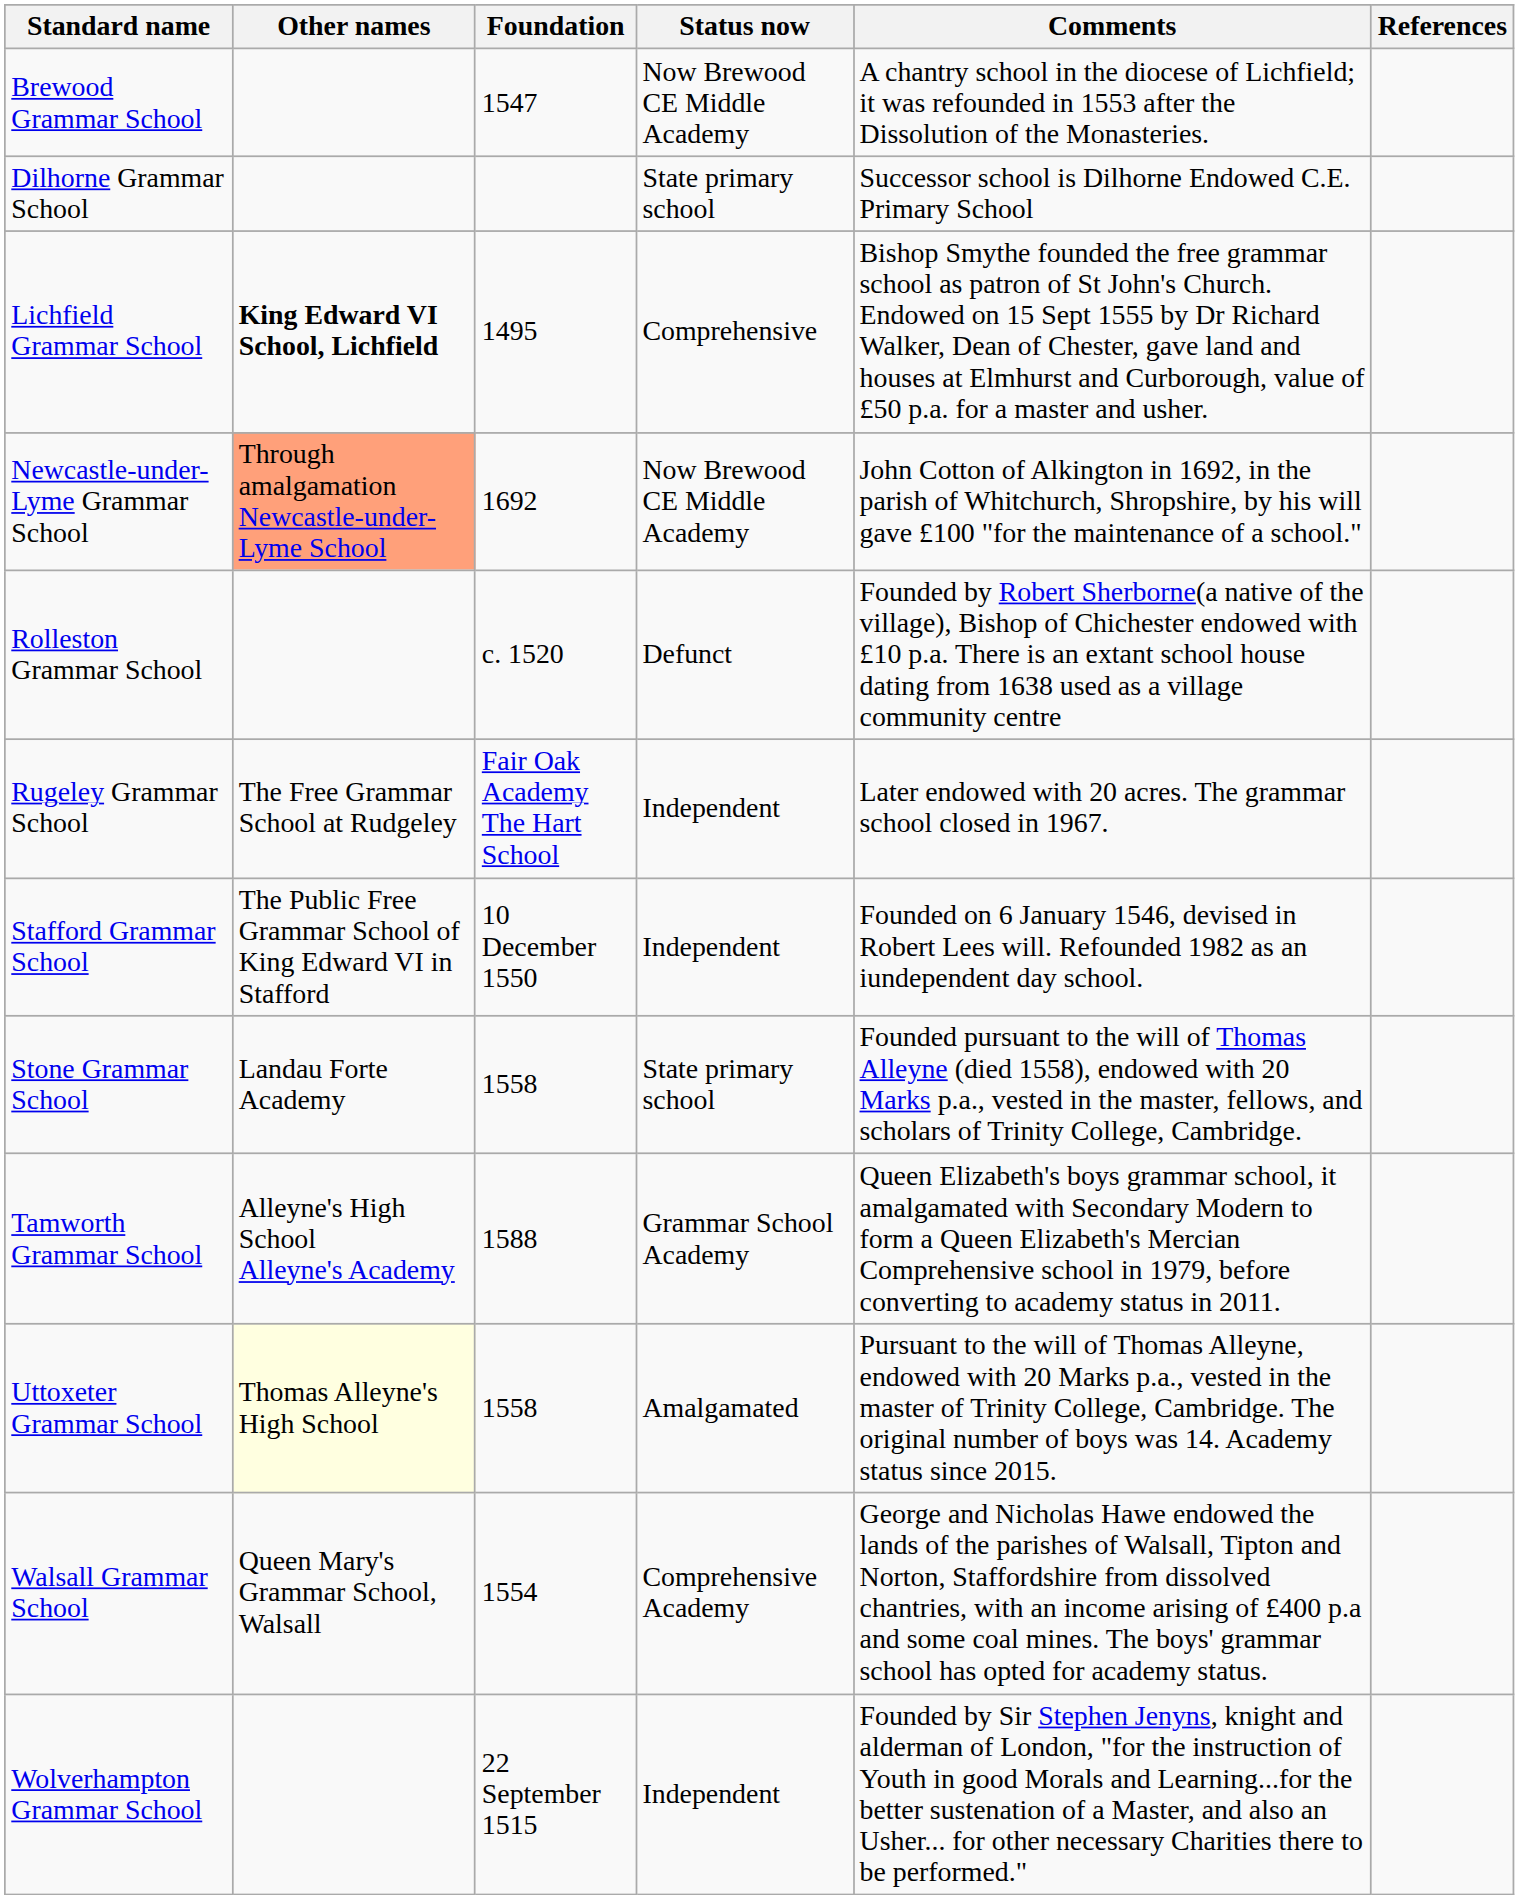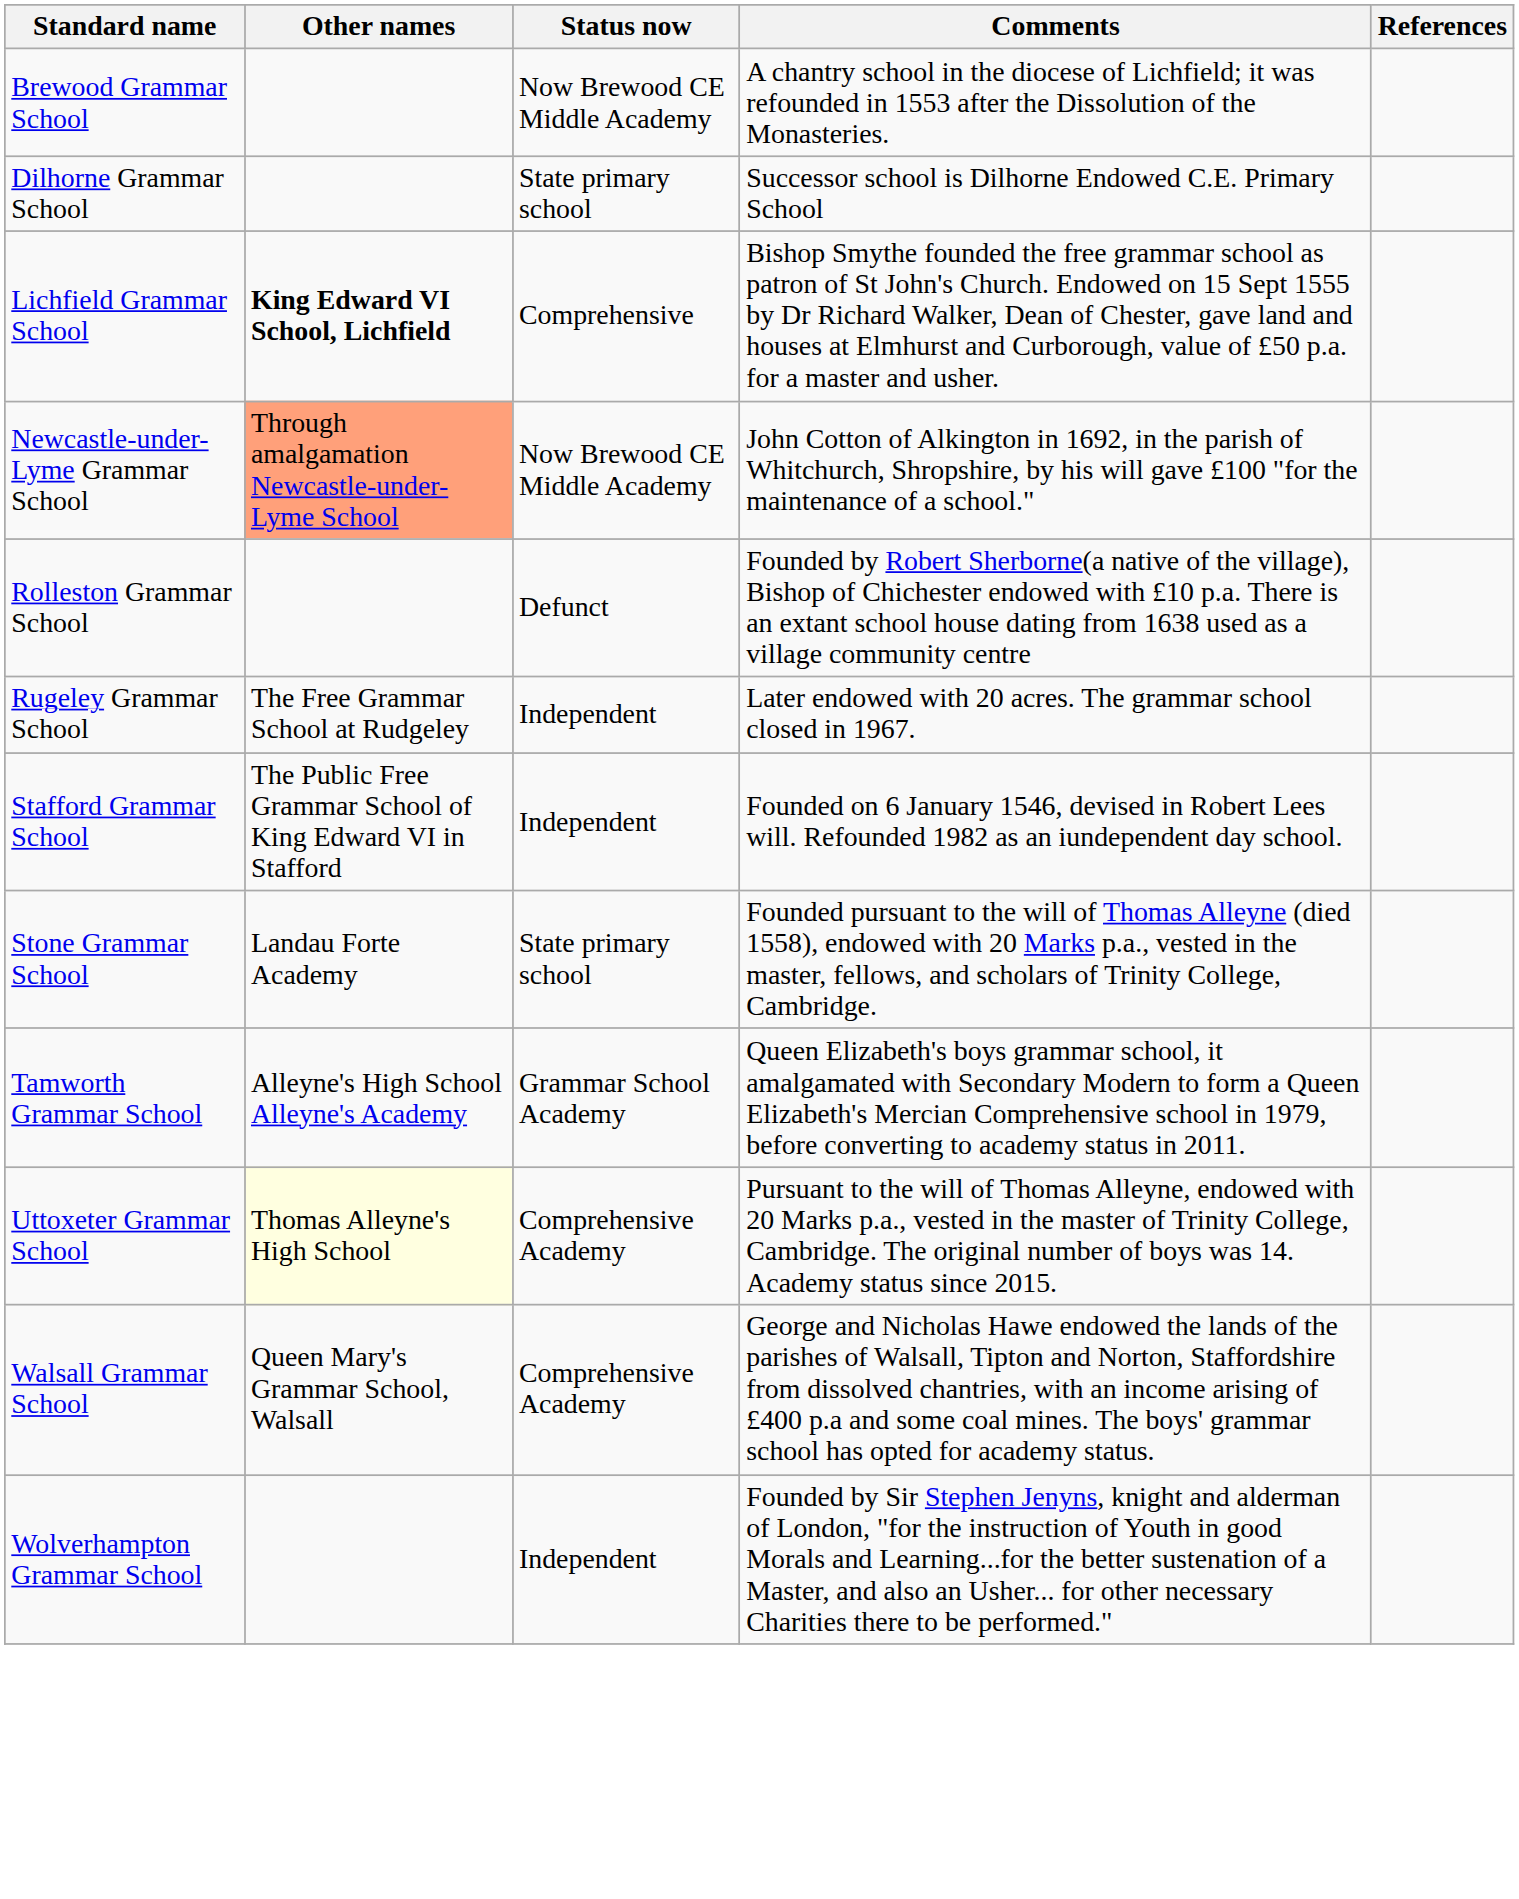- column: (556, 26)
(721, 1407) Amalgamated -> (606, 1235) Comprehensive Academy
